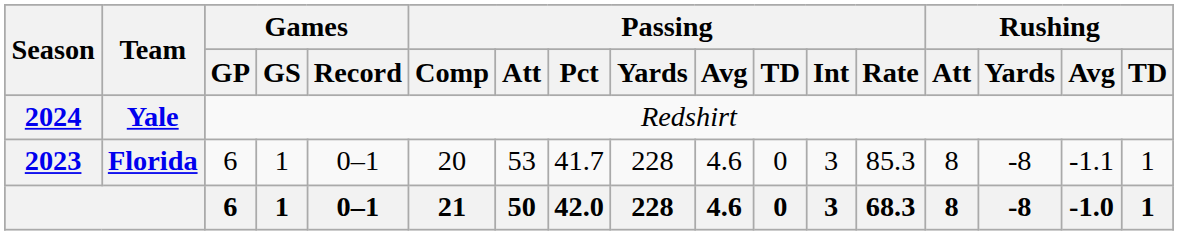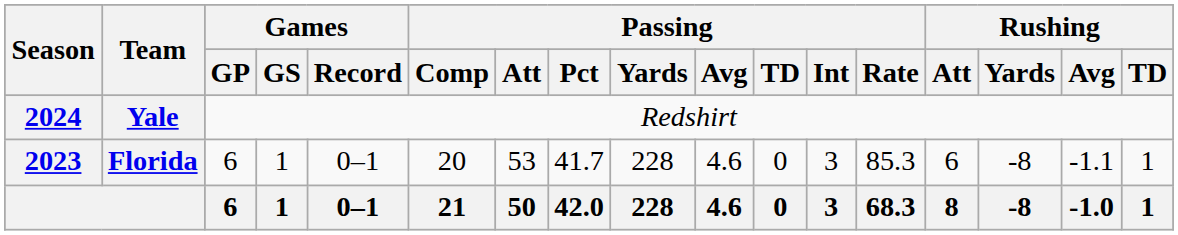(952, 161) 8 -> (952, 161) 6
